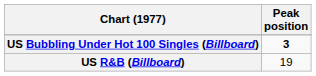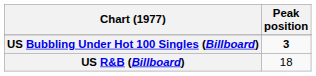(286, 62) 19 -> (286, 62) 18
